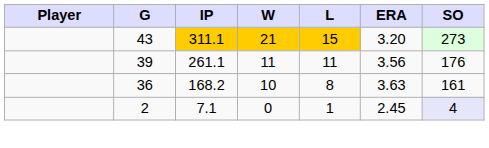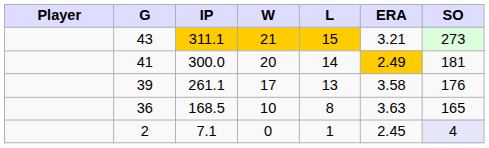(391, 39) 3.20 -> (391, 39) 3.21
+ row: (145, 62)
(268, 62) 11 -> (268, 85) 17
(330, 62) 11 -> (330, 85) 13
(391, 62) 3.56 -> (391, 85) 3.58
(207, 85) 168.2 -> (207, 108) 168.5
(453, 85) 161 -> (453, 108) 165
